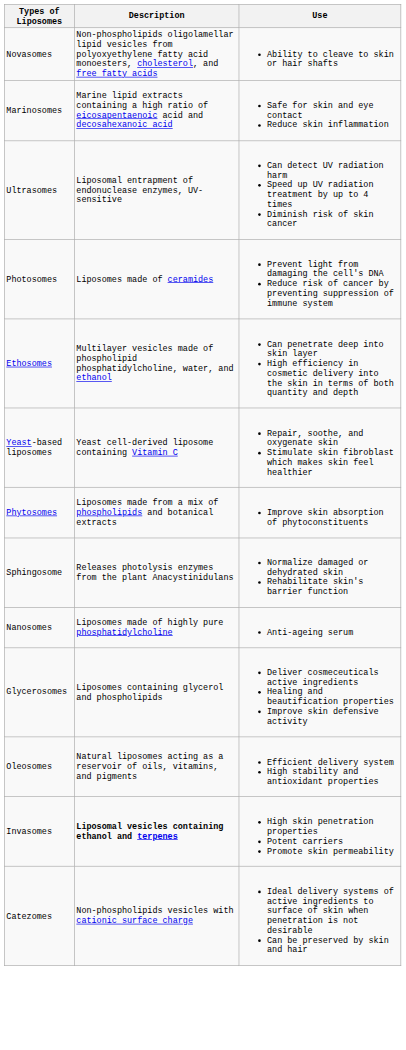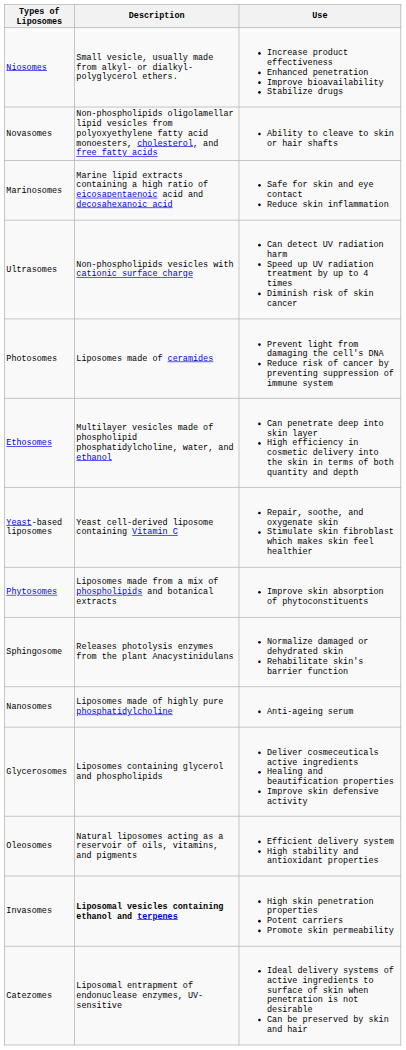+ row: (27, 68)
(140, 190) Liposomal entrapment of endonuclease enzymes, UV-sensitive -> (155, 269) Non-phospholipids vesicles with cationic surface charge
(155, 916) Non-phospholipids vesicles with cationic surface charge -> (140, 995) Liposomal entrapment of endonuclease enzymes, UV-sensitive
